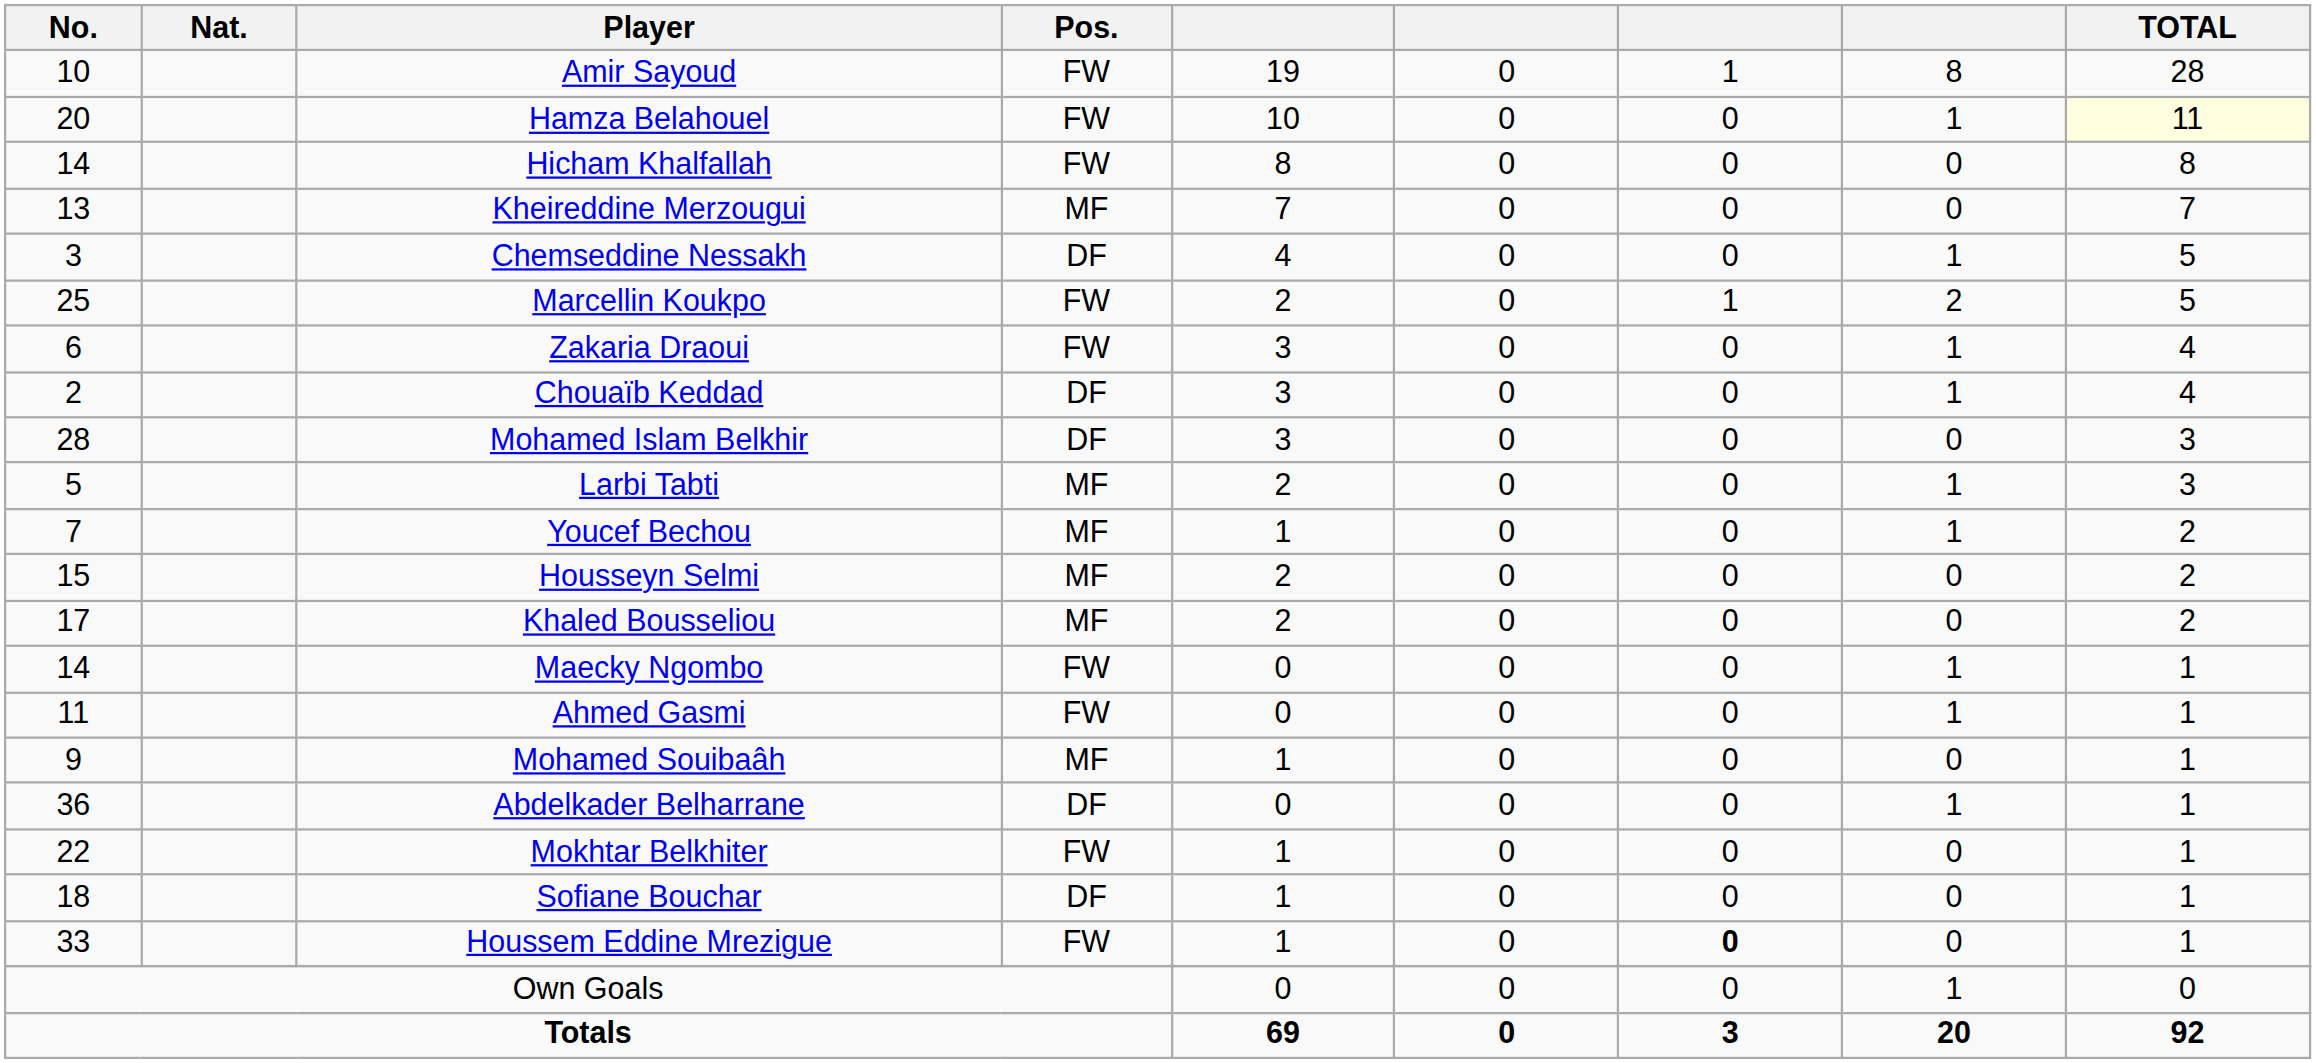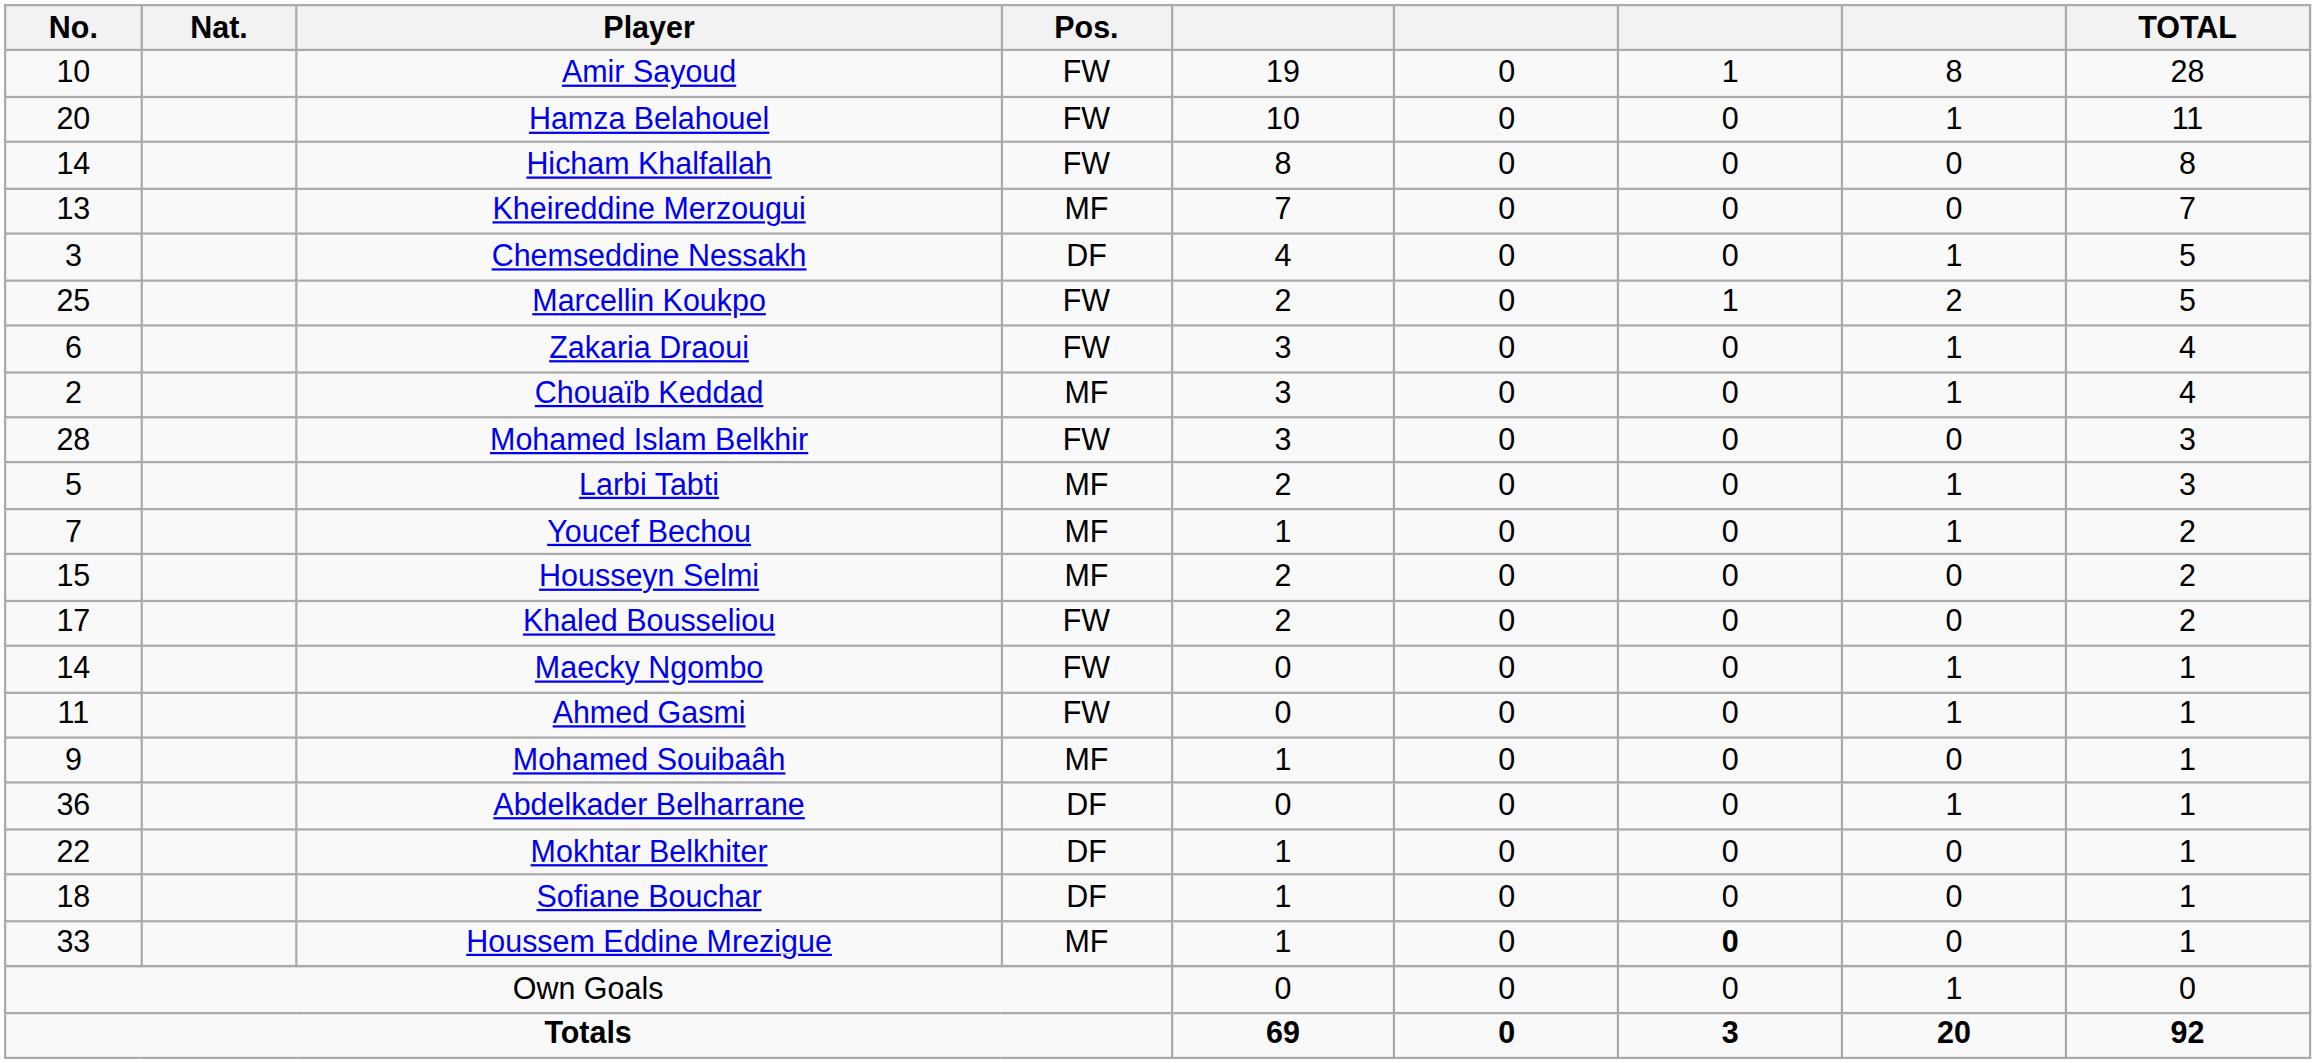(2188, 118) lightyellow background -> (2188, 118) no background
(1086, 393) DF -> (1086, 393) MF
(1086, 439) DF -> (1086, 439) FW
(1086, 622) MF -> (1086, 622) FW
(1086, 851) FW -> (1086, 851) DF
(1086, 942) FW -> (1086, 942) MF
